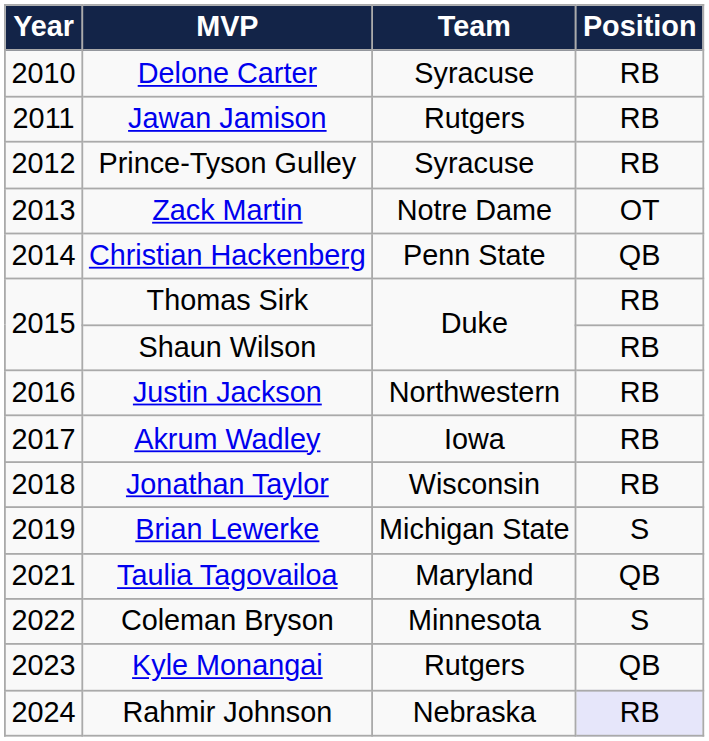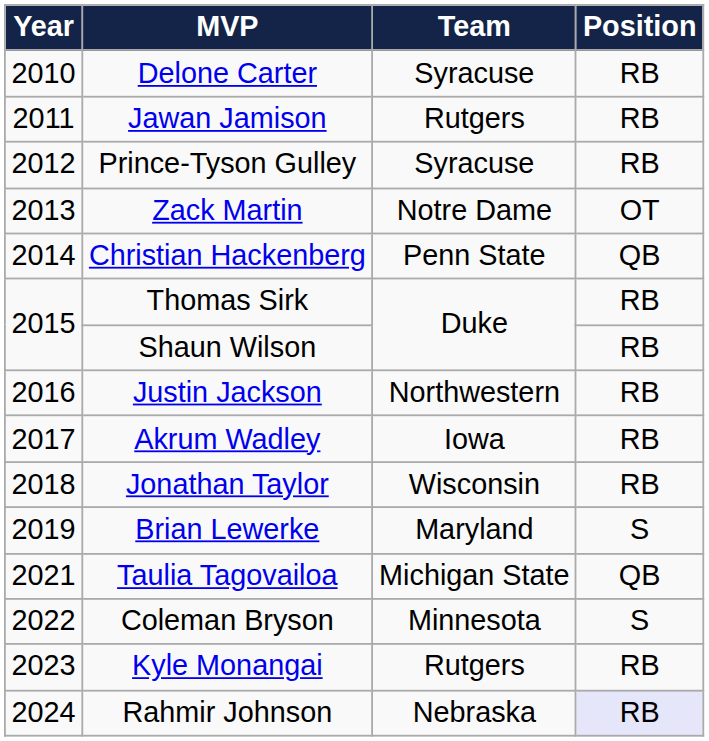(474, 529) Michigan State -> (474, 529) Maryland
(474, 575) Maryland -> (474, 575) Michigan State
(640, 666) QB -> (640, 666) RB
